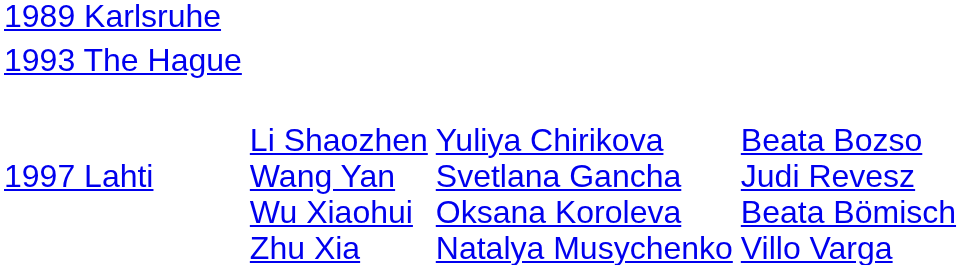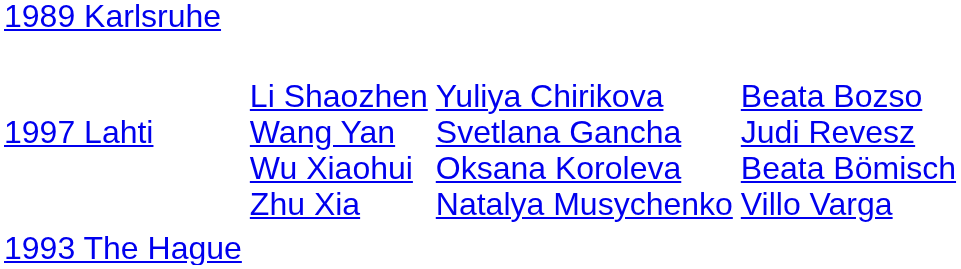rows swapped: (123, 60) <-> (79, 176)
